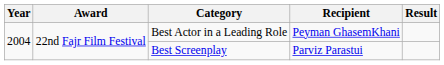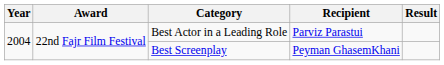(346, 32) Peyman GhasemKhani -> (328, 32) Parviz Parastui
(328, 50) Parviz Parastui -> (346, 50) Peyman GhasemKhani
